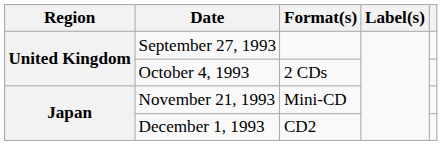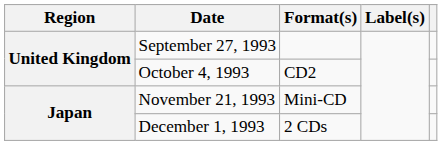(306, 72) 2 CDs -> (300, 72) CD2
(300, 126) CD2 -> (306, 126) 2 CDs
